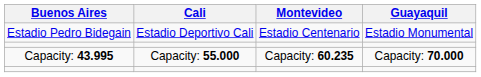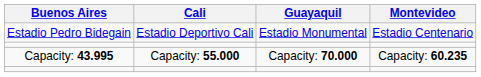columns swapped: (419, 13) <-> (309, 13)
